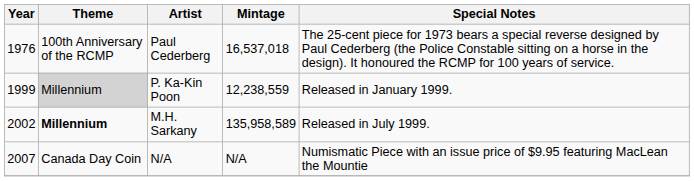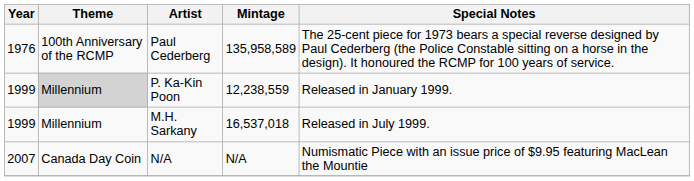(257, 48) 16,537,018 -> (261, 48) 135,958,589
(21, 124) 2002 -> (21, 124) 1999
(74, 124) bold -> (71, 124) normal
(261, 124) 135,958,589 -> (257, 124) 16,537,018
